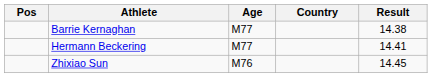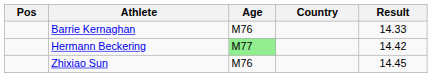(242, 30) M77 -> (242, 30) M76
(393, 30) 14.38 -> (393, 30) 14.33
(242, 47) no background -> (242, 47) lightgreen background
(393, 47) 14.41 -> (393, 47) 14.42
